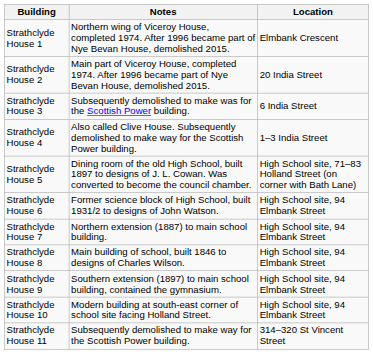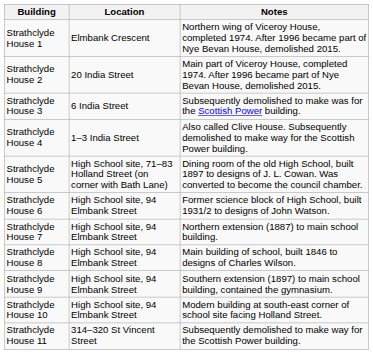columns swapped: (313, 12) <-> (163, 12)
